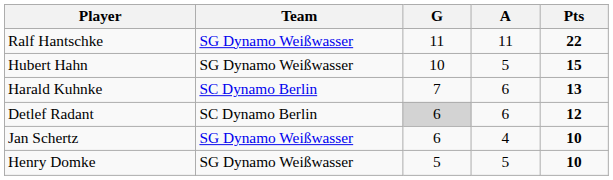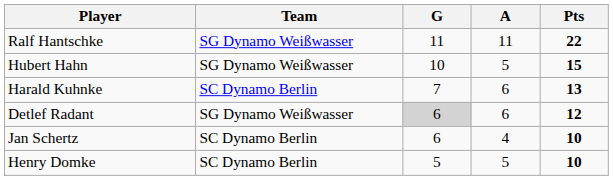(258, 114) SC Dynamo Berlin -> (276, 114) SG Dynamo Weißwasser
(276, 138) SG Dynamo Weißwasser -> (258, 138) SC Dynamo Berlin
(276, 162) SG Dynamo Weißwasser -> (258, 162) SC Dynamo Berlin
